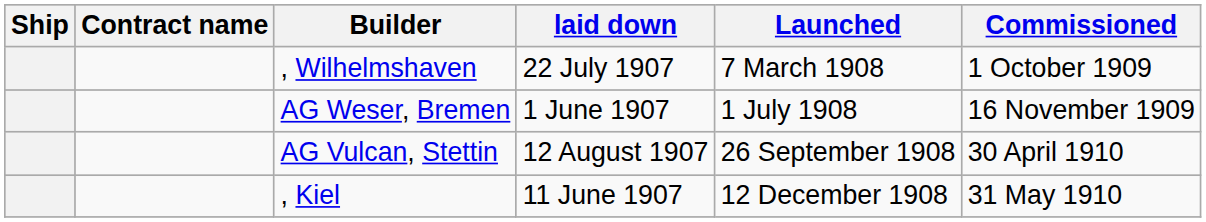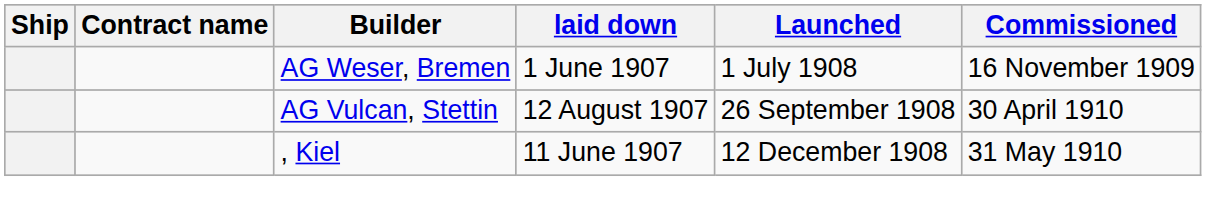- row: (379, 68)
